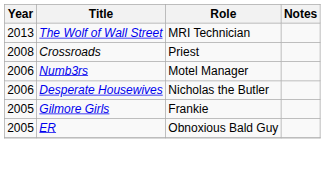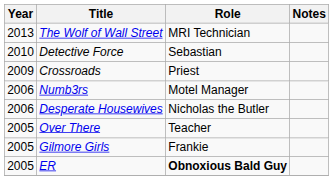+ row: (81, 52)
(20, 52) 2008 -> (20, 71) 2009
+ row: (70, 128)
(223, 128) normal -> (228, 166) bold
